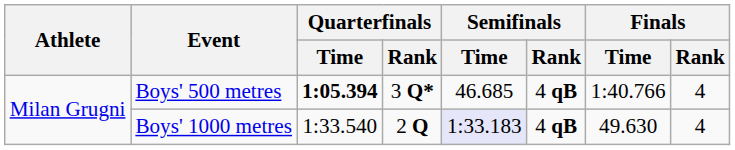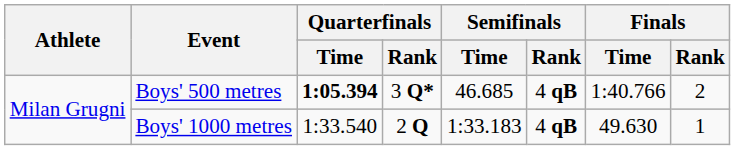(700, 92) 4 -> (700, 92) 2
(484, 127) lavender background -> (484, 127) no background
(700, 127) 4 -> (700, 127) 1
